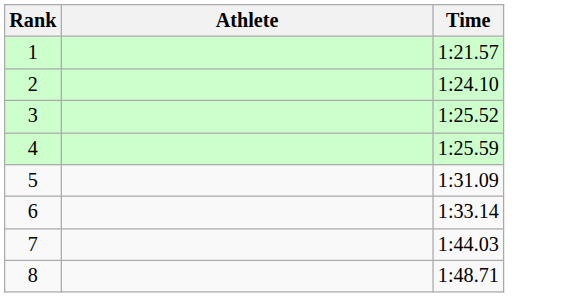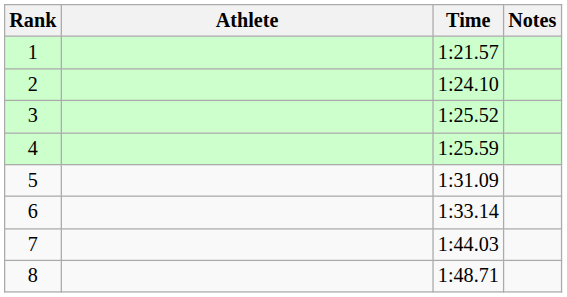+ column: (532, 20)
